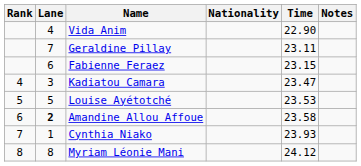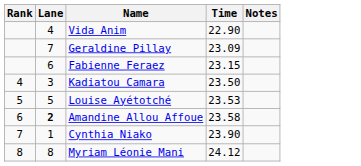- column: (244, 13)
(300, 48) 23.11 -> (224, 48) 23.09
(300, 83) 23.47 -> (224, 83) 23.50
(300, 135) 23.93 -> (224, 135) 23.90
